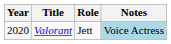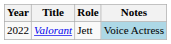(18, 30) 2020 -> (18, 30) 2022
